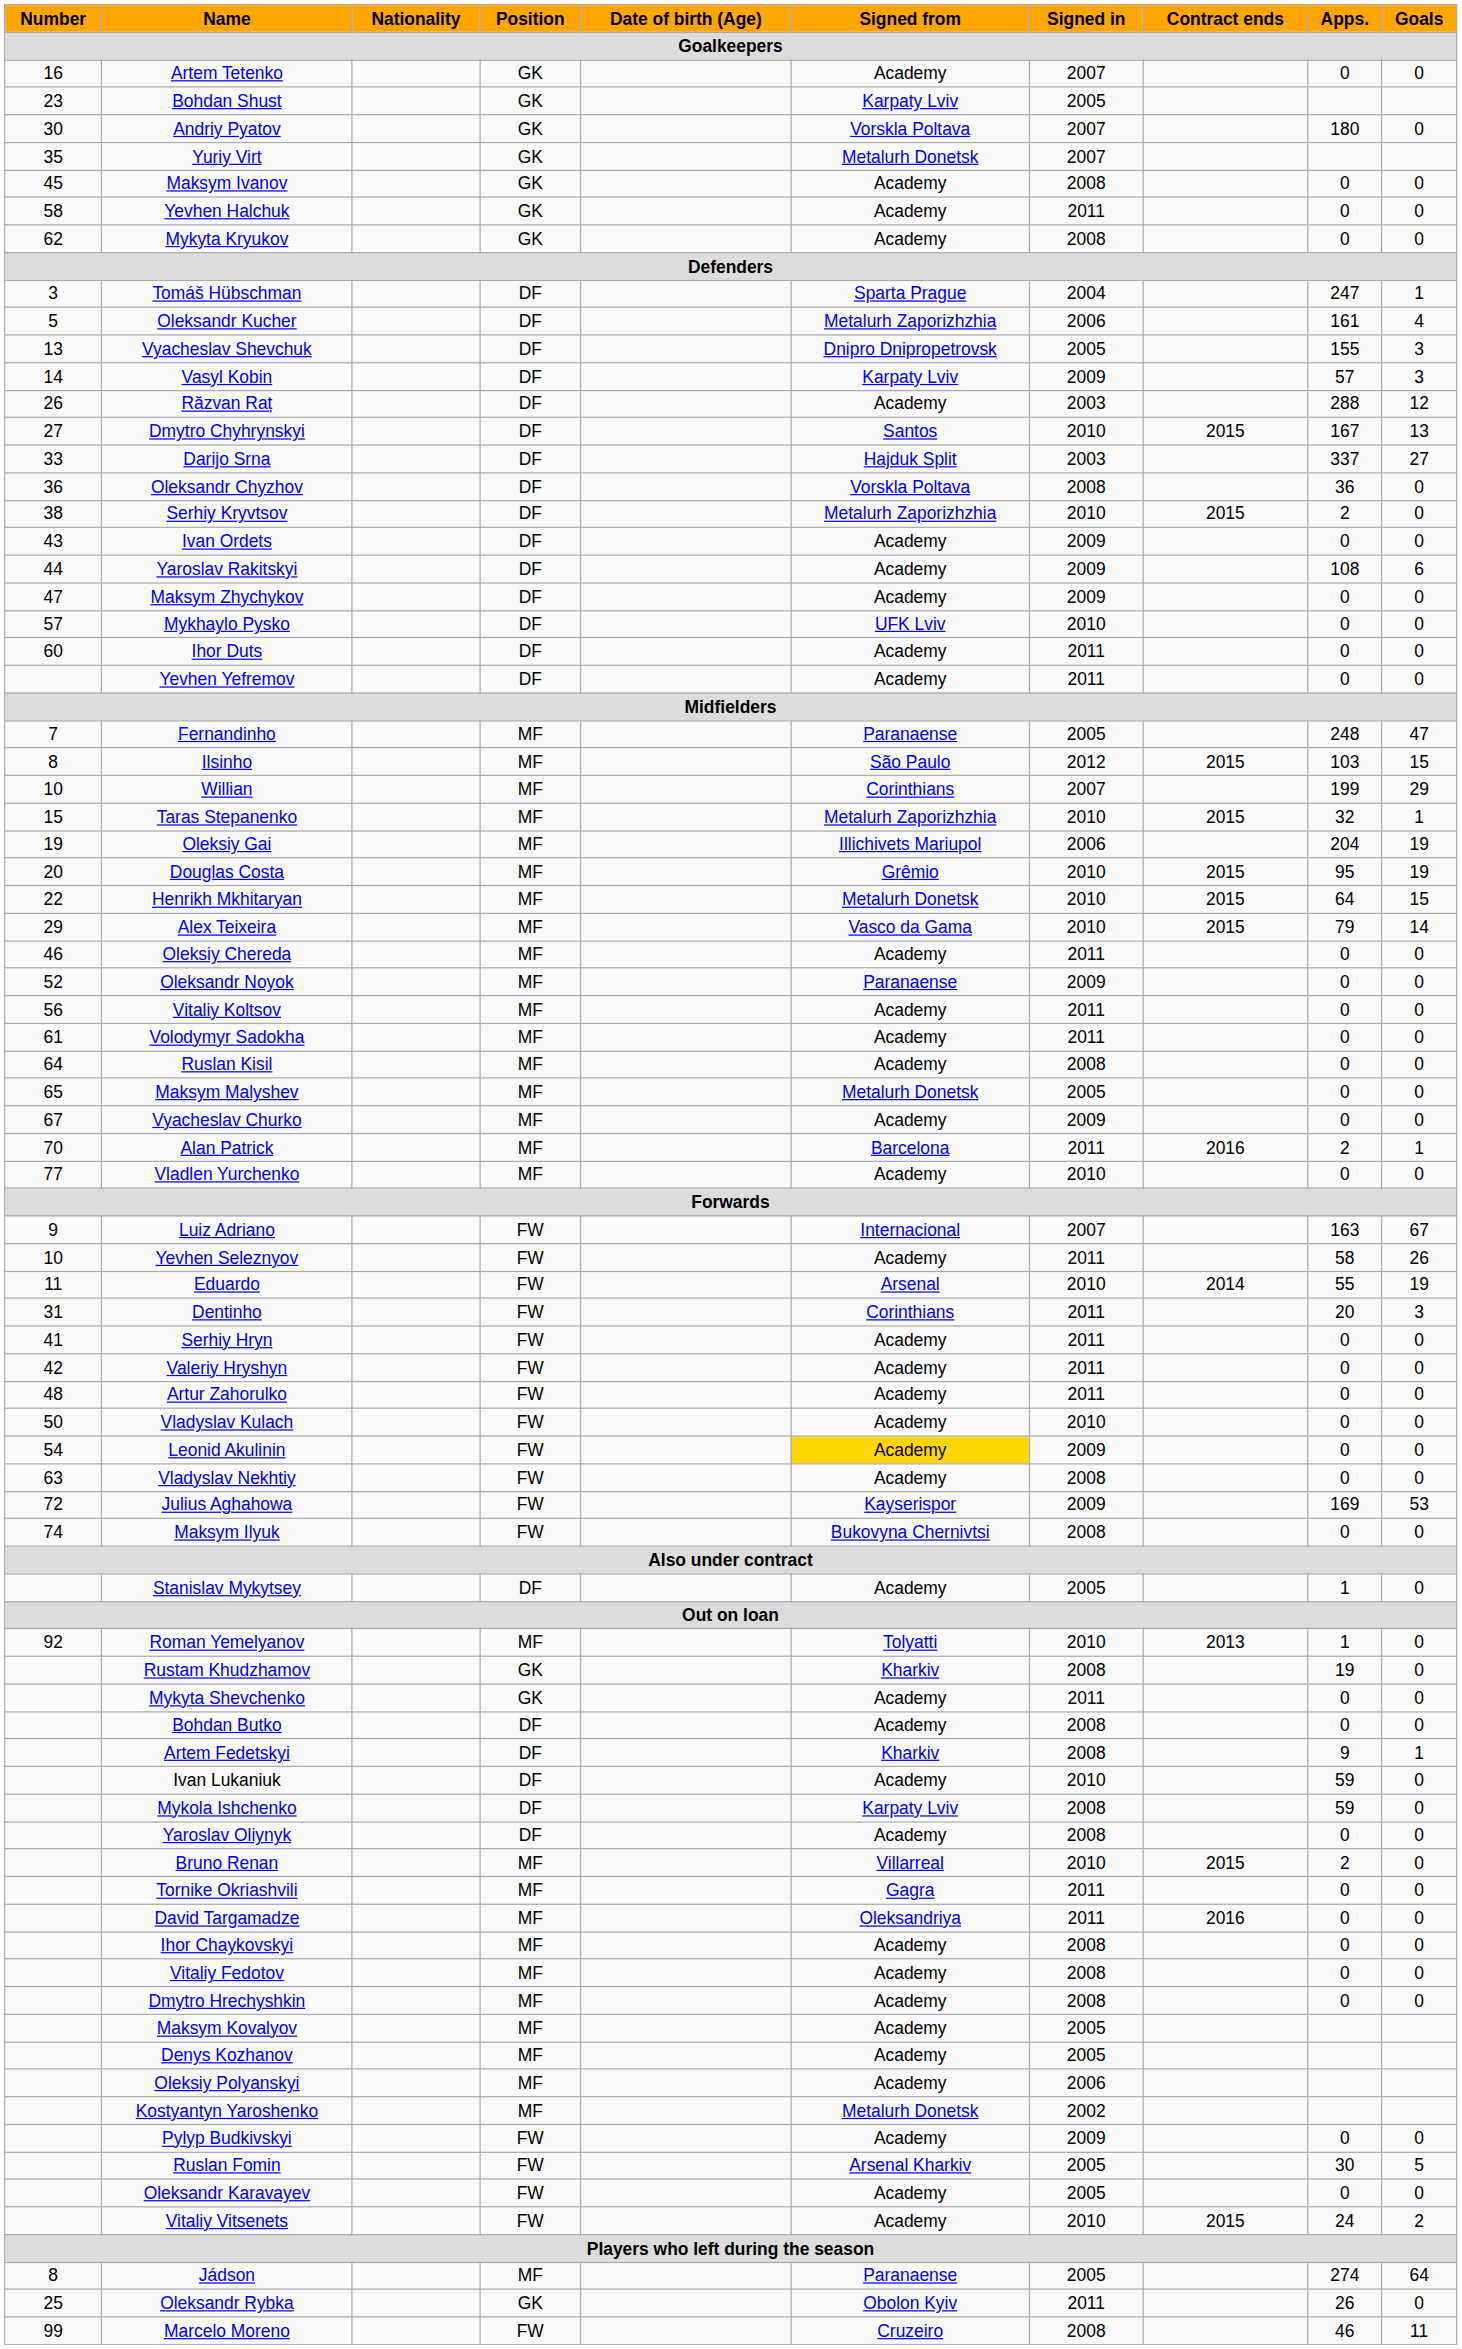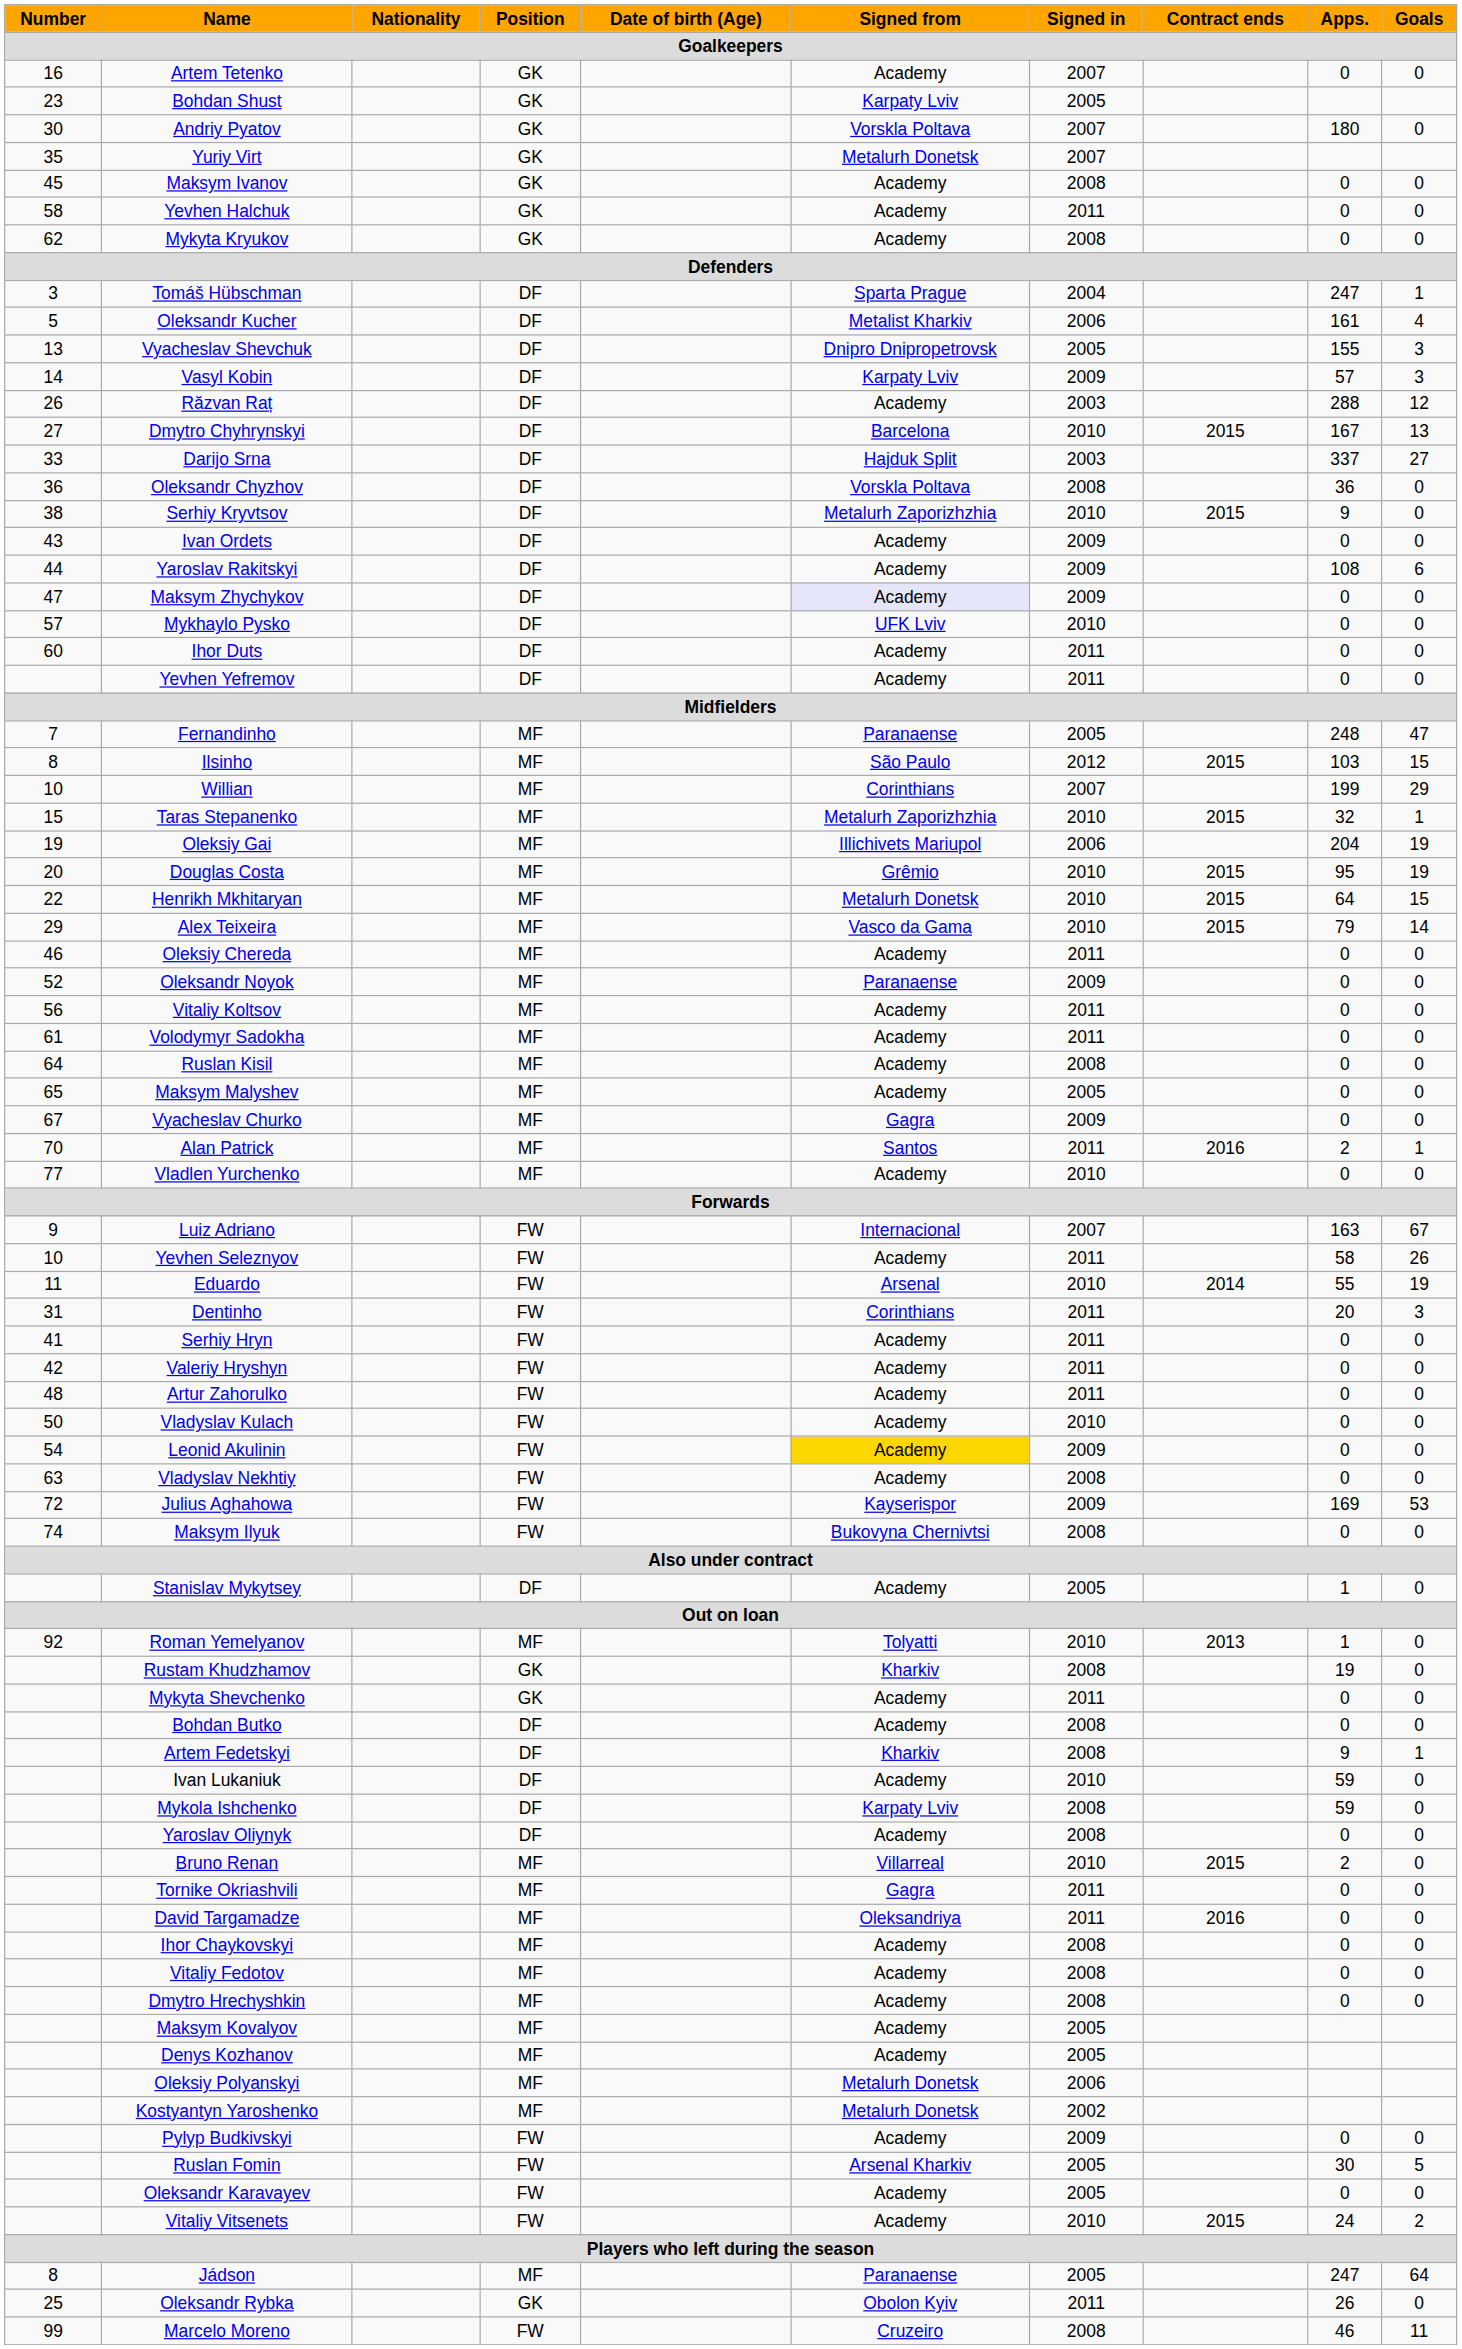(910, 322) Metalurh Zaporizhzhia -> (910, 322) Metalist Kharkiv
(910, 432) Santos -> (910, 432) Barcelona
(1345, 514) 2 -> (1345, 514) 9
(910, 597) no background -> (910, 597) lavender background
(910, 1092) Metalurh Donetsk -> (910, 1092) Academy
(910, 1120) Academy -> (910, 1120) Gagra
(910, 1147) Barcelona -> (910, 1147) Santos
(910, 2083) Academy -> (910, 2083) Metalurh Donetsk
(1345, 2276) 274 -> (1345, 2276) 247
